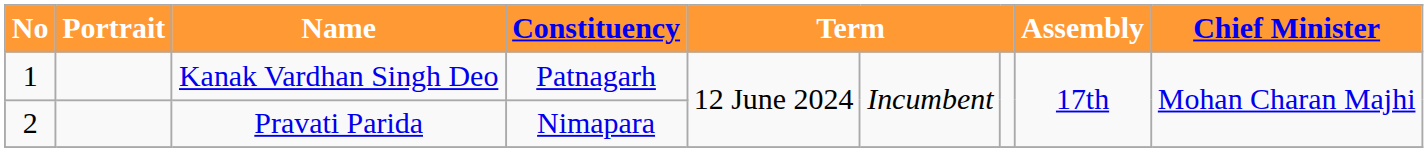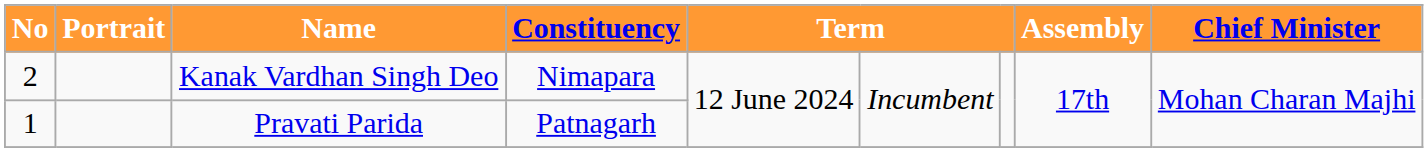(30, 75) 1 -> (30, 75) 2
(596, 75) Patnagarh -> (596, 75) Nimapara
(30, 123) 2 -> (30, 123) 1
(596, 123) Nimapara -> (596, 123) Patnagarh
